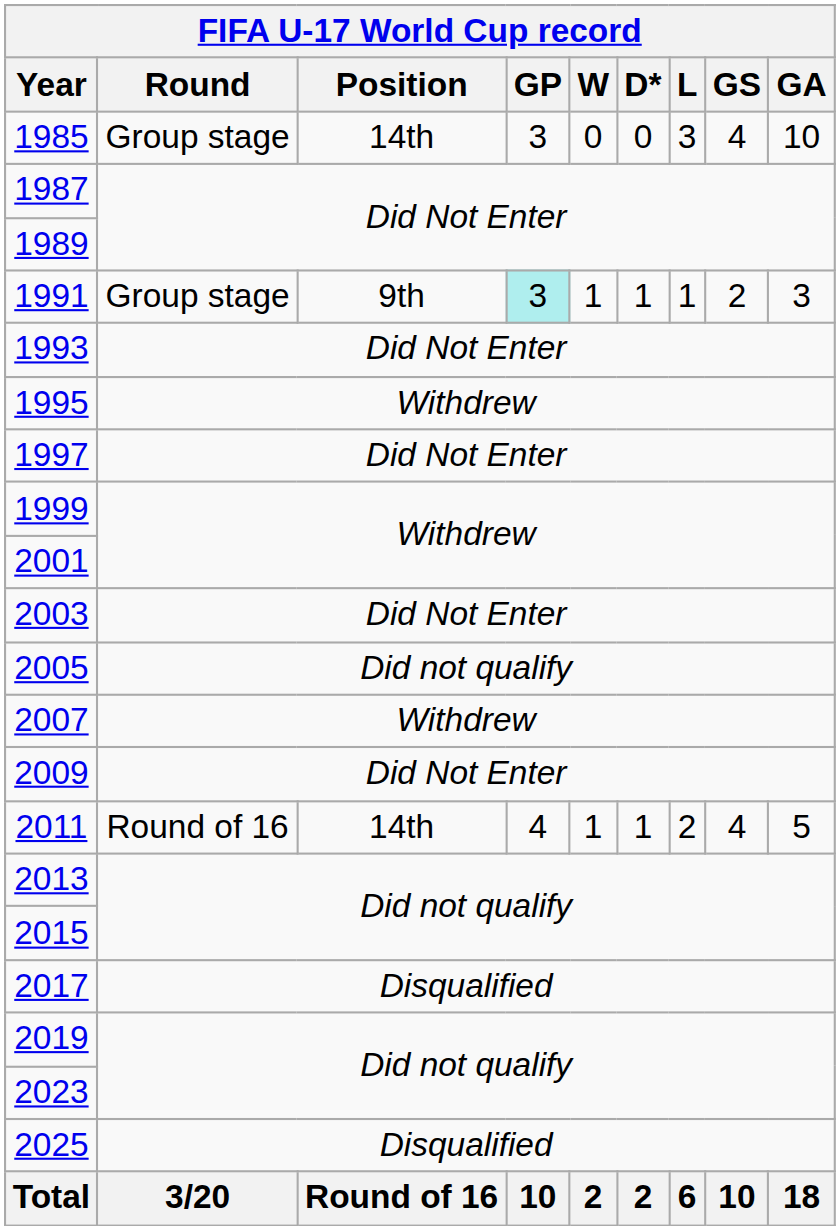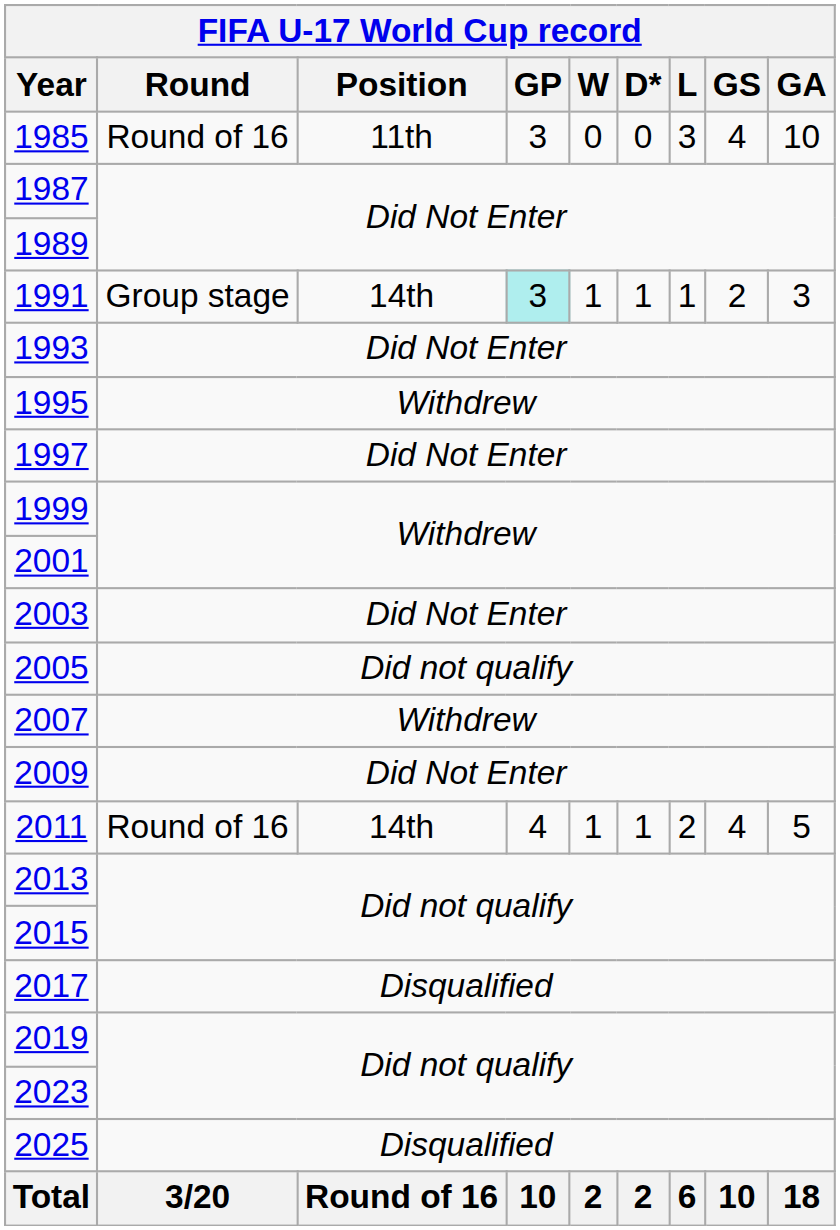(198, 137) Group stage -> (198, 137) Round of 16
(402, 137) 14th -> (402, 137) 11th
(402, 296) 9th -> (402, 296) 14th
